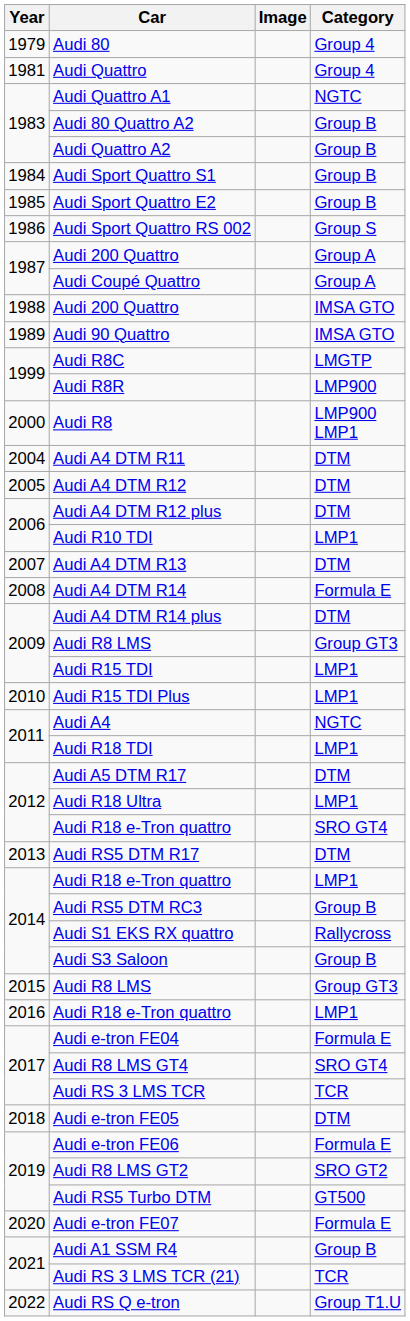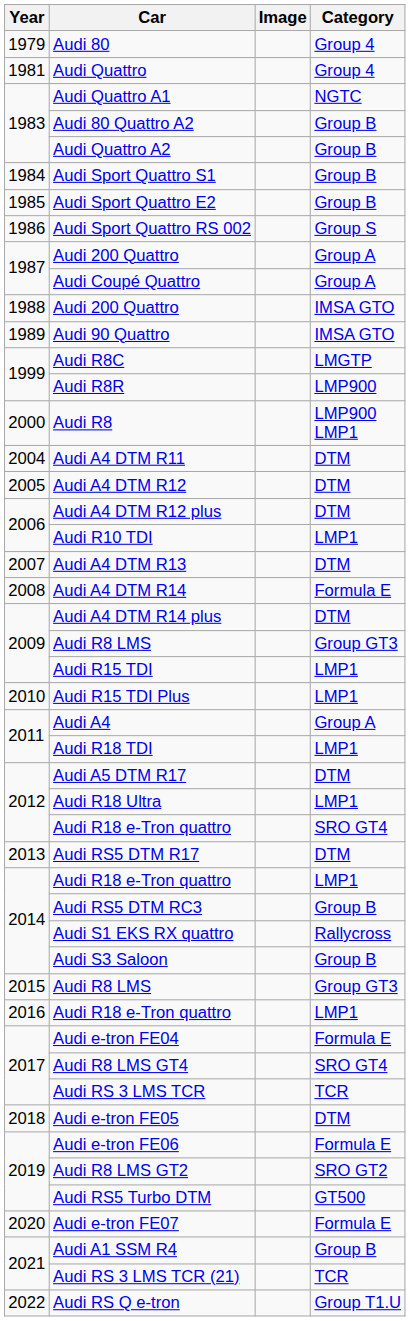(338, 722) NGTC -> (345, 722) Group A
